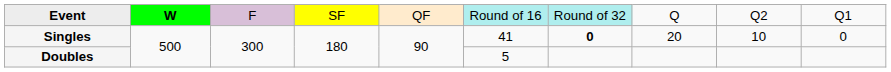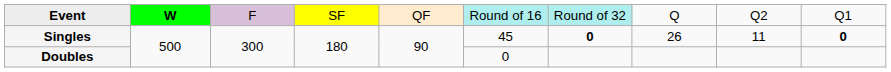(506, 36) 41 -> (506, 36) 45
(674, 36) 20 -> (674, 36) 26
(759, 36) 10 -> (759, 36) 11
(843, 36) normal -> (843, 36) bold
(506, 57) 5 -> (506, 57) 0
